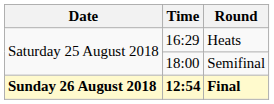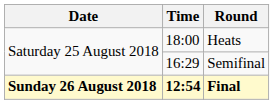(183, 39) 16:29 -> (183, 39) 18:00
(183, 63) 18:00 -> (183, 63) 16:29
